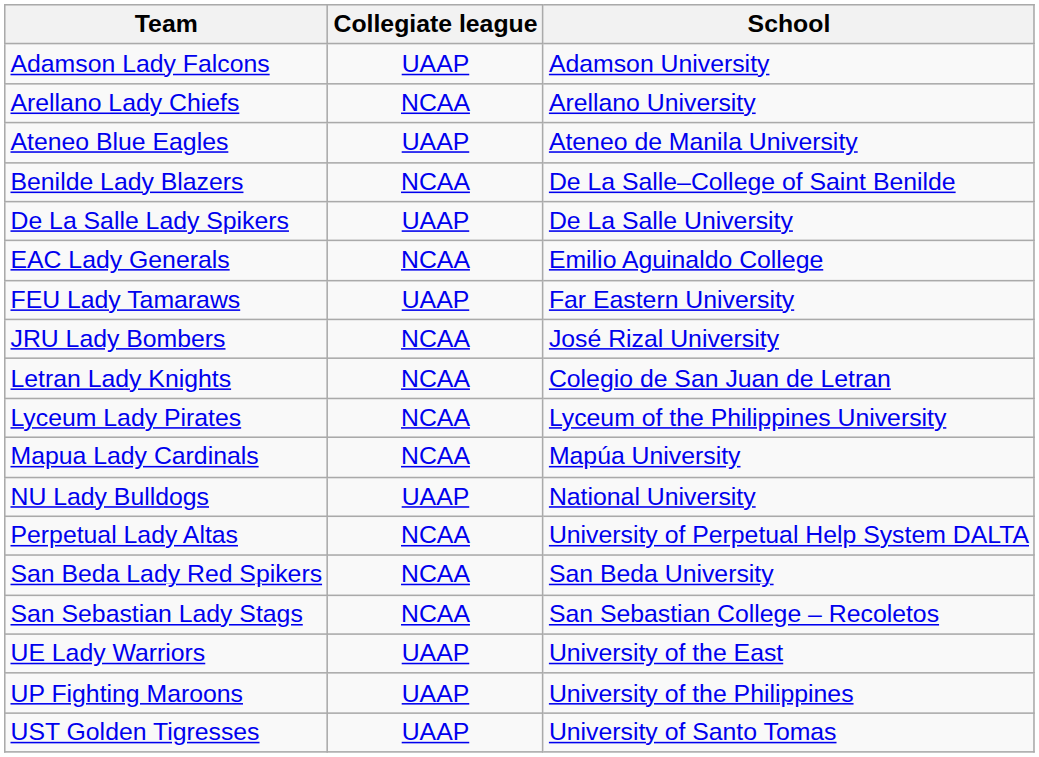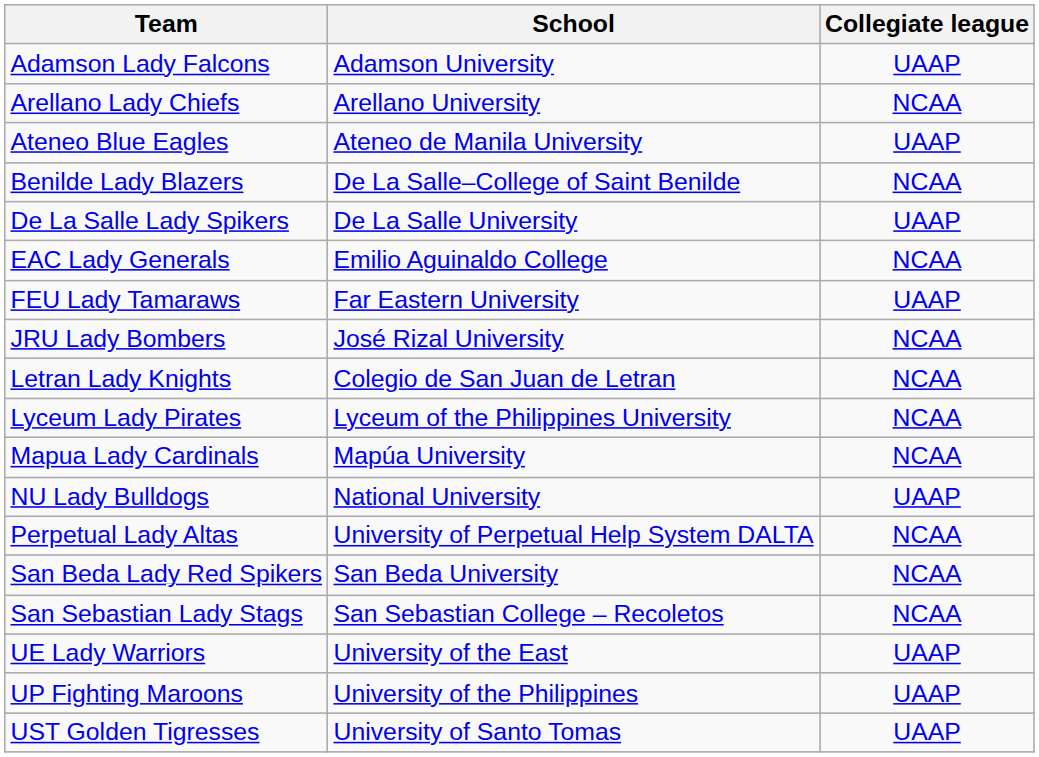columns swapped: (789, 24) <-> (435, 24)
